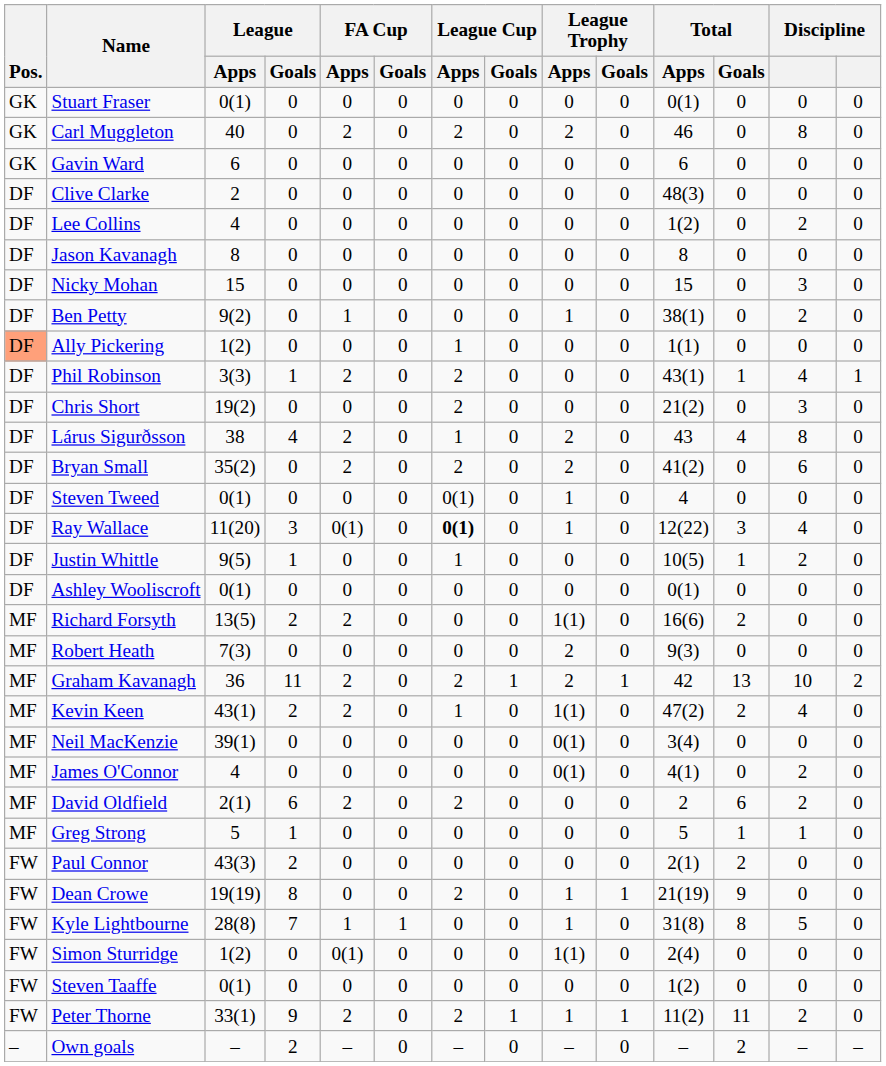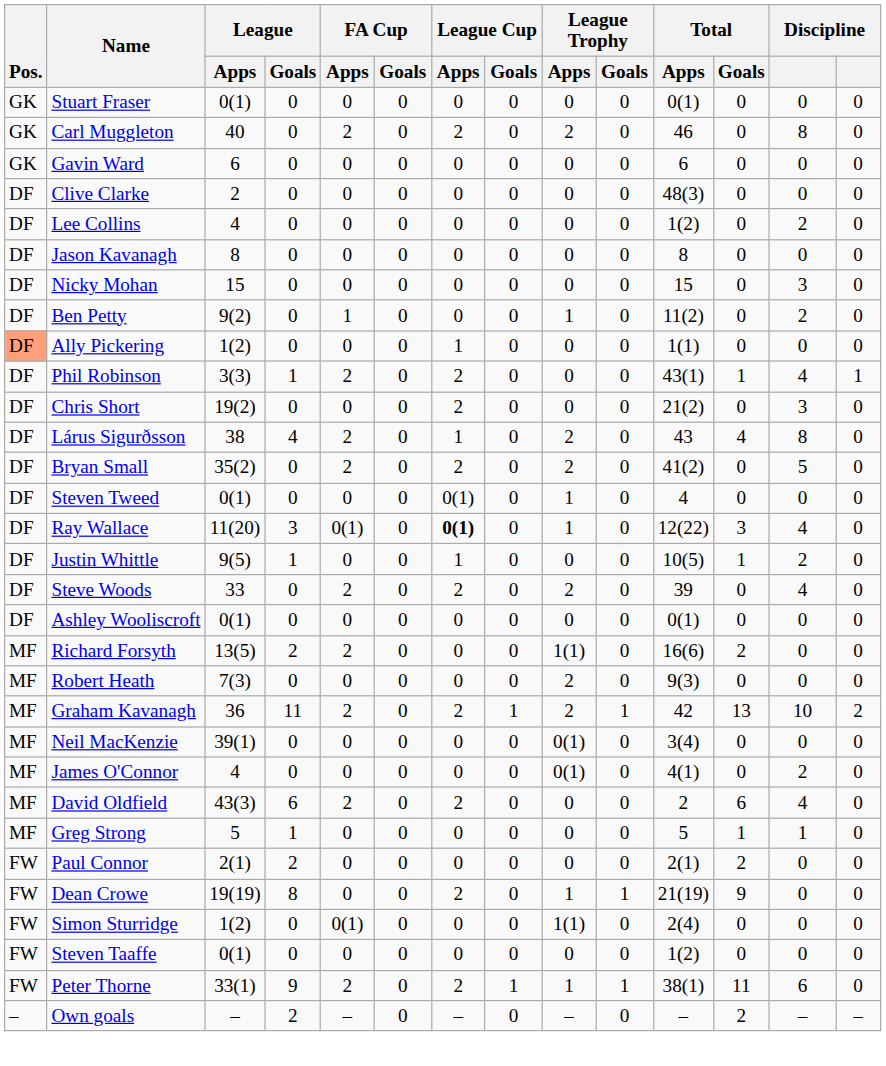(683, 315) 38(1) -> (683, 315) 11(2)
(803, 467) 6 -> (803, 467) 5
+ row: (101, 589)
- row: (98, 711)
(235, 802) 2(1) -> (235, 802) 43(3)
(803, 802) 2 -> (803, 802) 4
(235, 863) 43(3) -> (235, 863) 2(1)
- row: (120, 924)
(683, 1015) 11(2) -> (683, 985) 38(1)
(803, 1015) 2 -> (803, 985) 6
